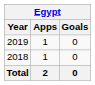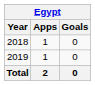rows swapped: (18, 57) <-> (18, 42)
